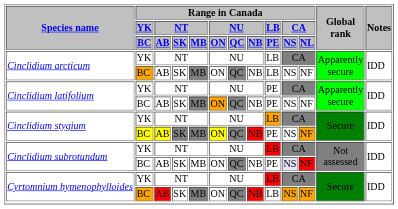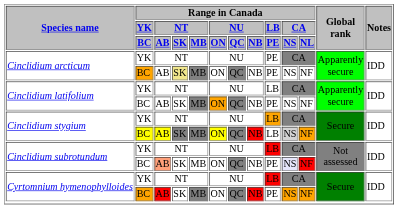(273, 58) LB -> (272, 58) PE
(180, 73) no background -> (180, 73) khaki background
(273, 73) LB -> (272, 73) PE
(272, 88) PE -> (273, 88) LB
(272, 133) PE -> (273, 133) LB
(290, 133) no background -> (290, 133) lightgrey background
(163, 164) no background -> (163, 164) lightsalmon background
(273, 194) LB -> (272, 194) PE
